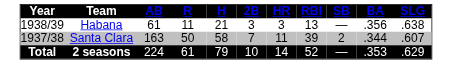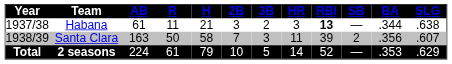+ column: (266, 11)
(42, 25) 1938/39 -> (27, 25) 1937/38
(311, 25) normal -> (326, 25) bold
(375, 25) .356 -> (390, 25) .344
(42, 38) 1937/38 -> (27, 38) 1938/39
(375, 38) .344 -> (390, 38) .356
